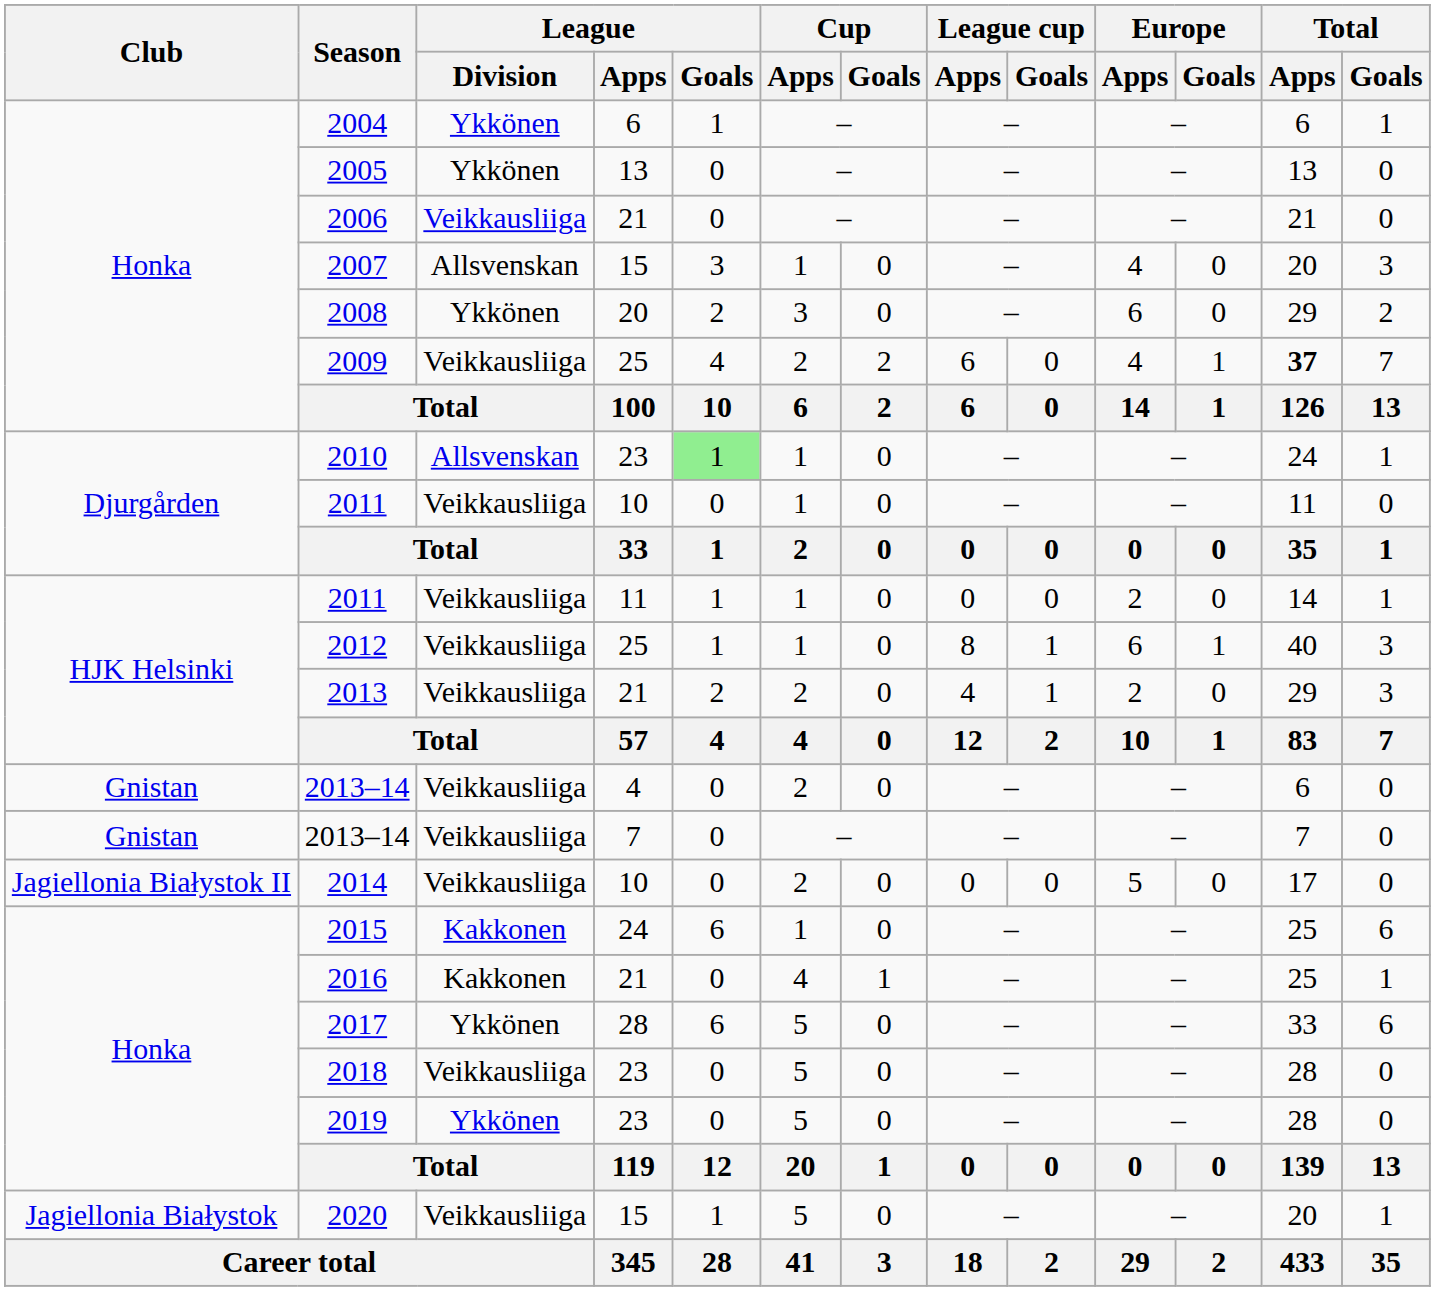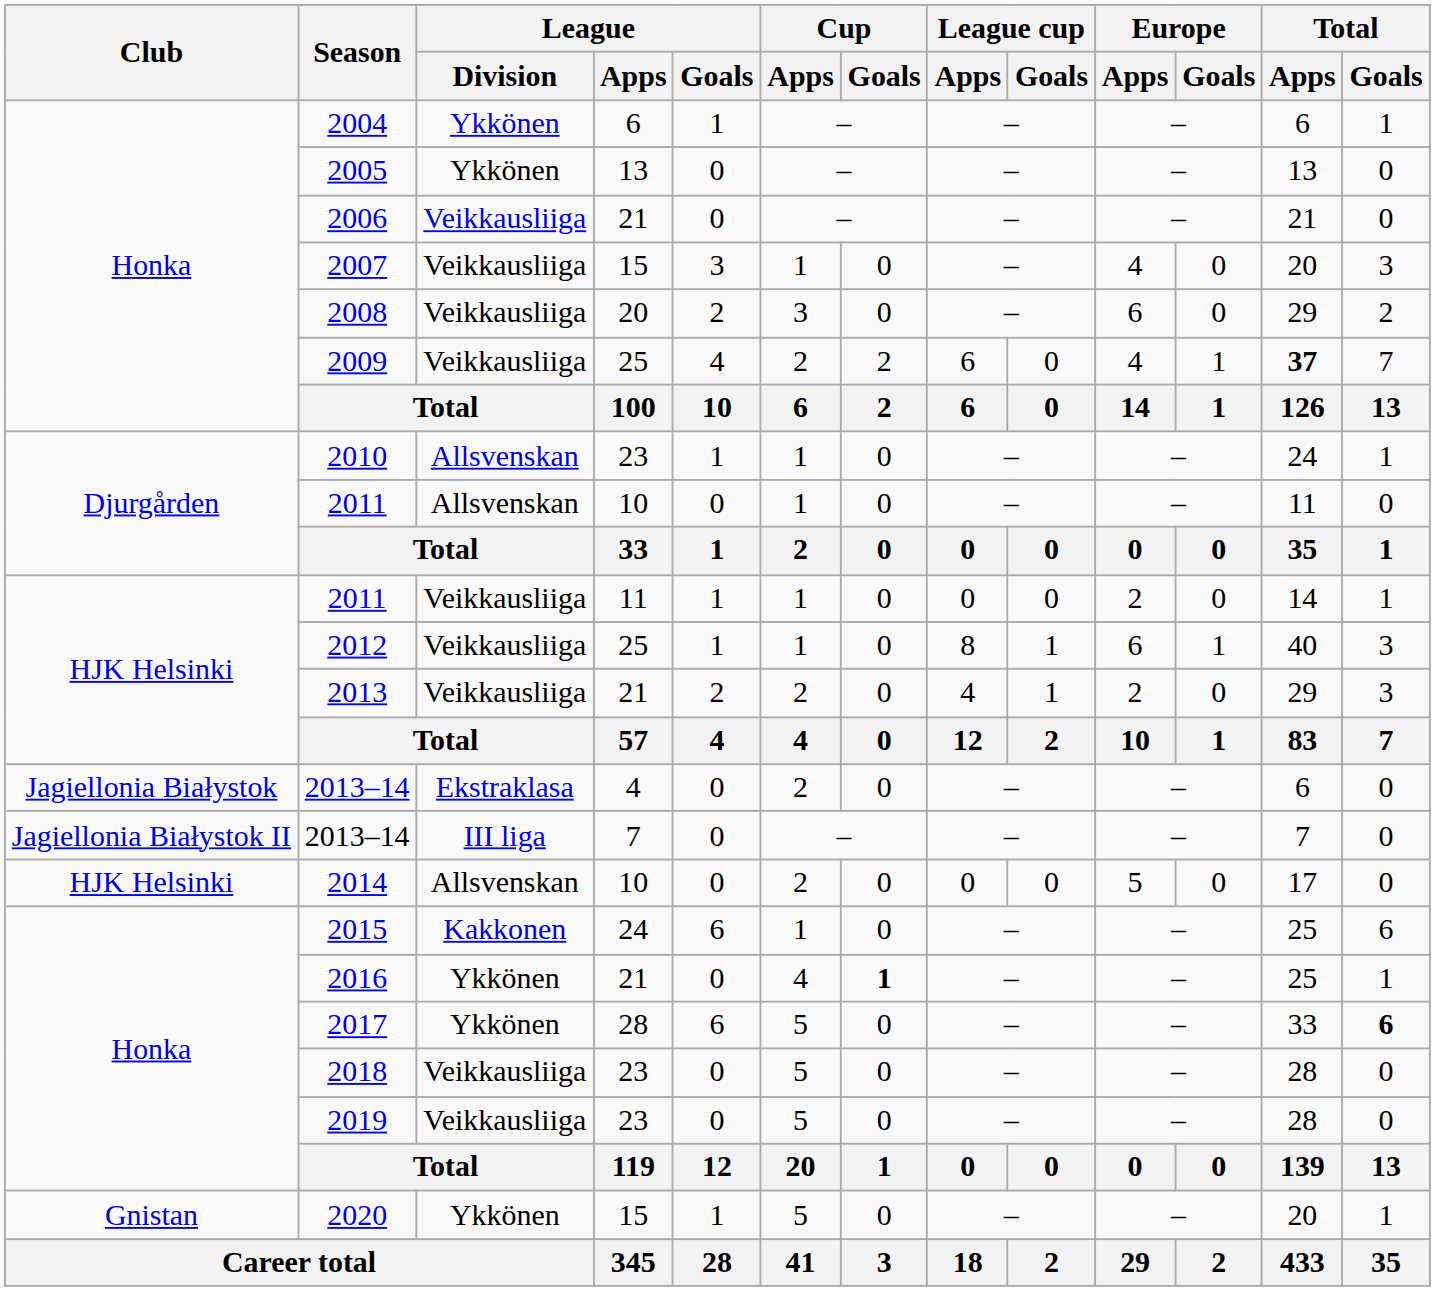(505, 265) Allsvenskan -> (505, 265) Veikkausliiga
(505, 312) Ykkönen -> (505, 312) Veikkausliiga
(717, 455) lightgreen background -> (717, 455) no background
(505, 502) Veikkausliiga -> (505, 502) Allsvenskan
(151, 787) Gnistan -> (151, 787) Jagiellonia Białystok
(505, 787) Veikkausliiga -> (505, 787) Ekstraklasa
(151, 834) Gnistan -> (151, 834) Jagiellonia Białystok II
(505, 834) Veikkausliiga -> (505, 834) III liga
(151, 882) Jagiellonia Białystok II -> (151, 882) HJK Helsinki
(505, 882) Veikkausliiga -> (505, 882) Allsvenskan
(505, 977) Kakkonen -> (505, 977) Ykkönen
(884, 977) normal -> (884, 977) bold
(1386, 1024) normal -> (1386, 1024) bold
(505, 1119) Ykkönen -> (505, 1119) Veikkausliiga
(151, 1214) Jagiellonia Białystok -> (151, 1214) Gnistan
(505, 1214) Veikkausliiga -> (505, 1214) Ykkönen
